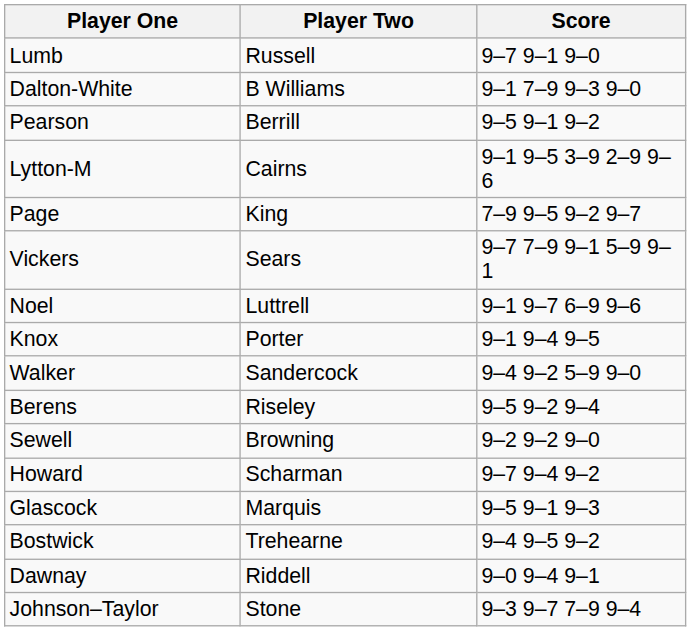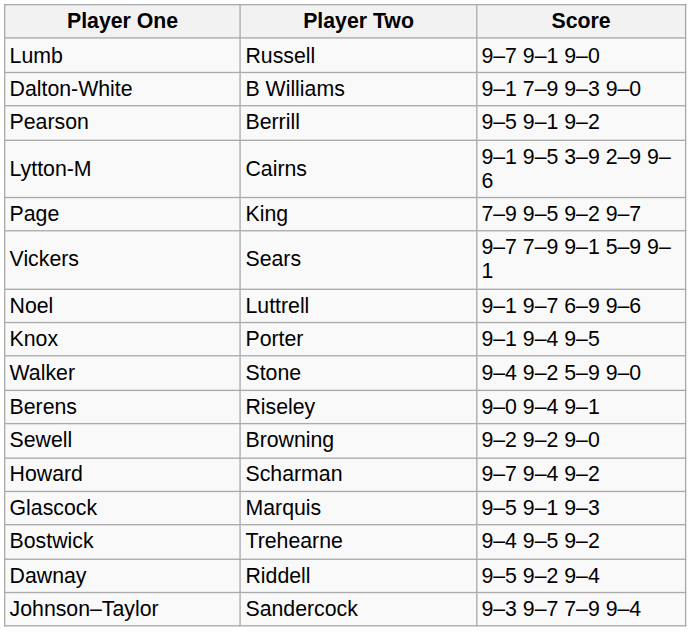(302, 372) Sandercock -> (273, 372) Stone
(541, 406) 9–5 9–2 9–4 -> (541, 406) 9–0 9–4 9–1
(541, 575) 9–0 9–4 9–1 -> (541, 575) 9–5 9–2 9–4
(273, 609) Stone -> (302, 609) Sandercock
